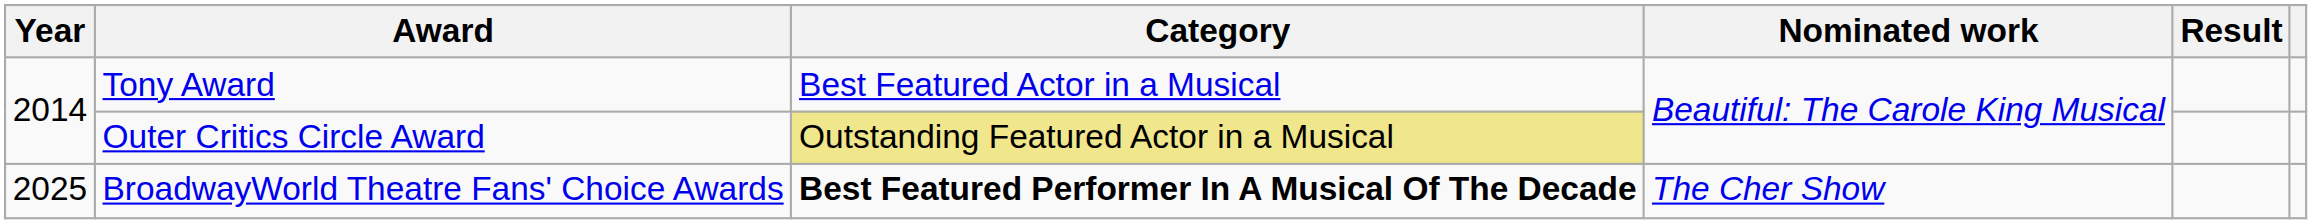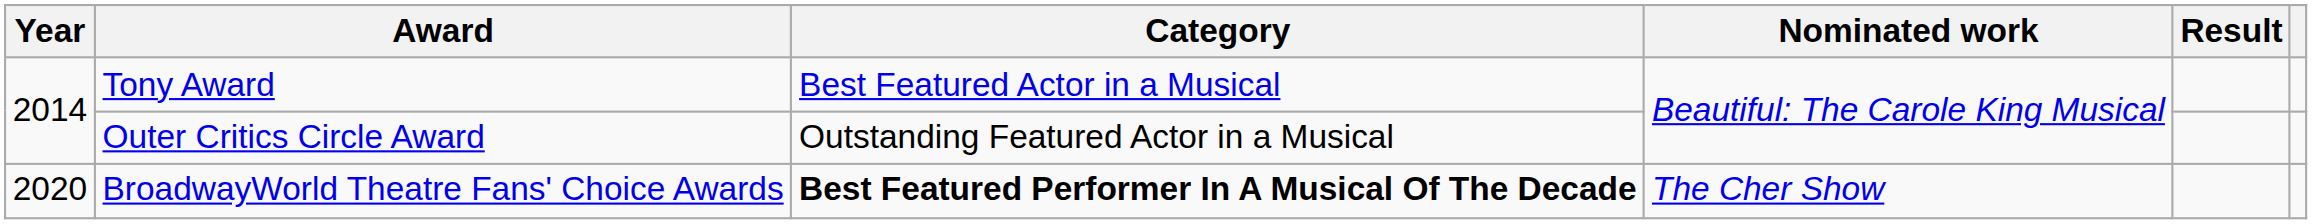(1096, 137) khaki background -> (1096, 137) no background
(50, 190) 2025 -> (50, 190) 2020
